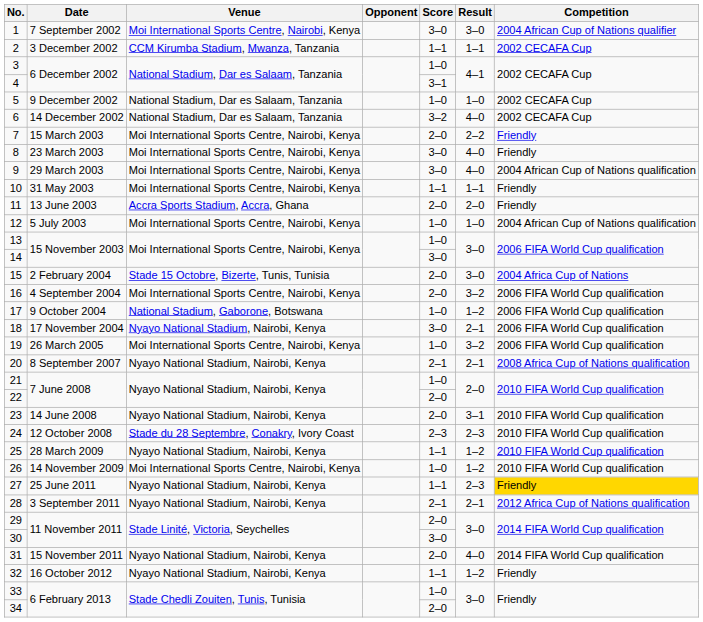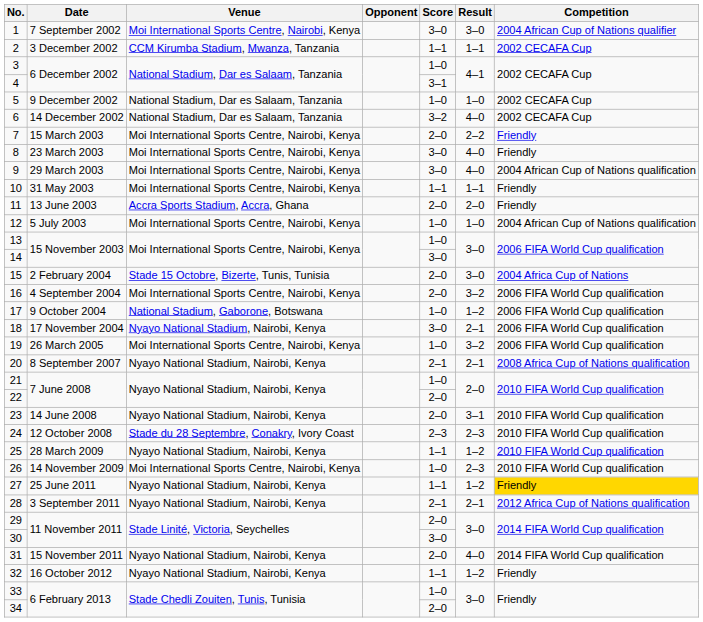(475, 468) 1–2 -> (475, 468) 2–3
(475, 485) 2–3 -> (475, 485) 1–2
